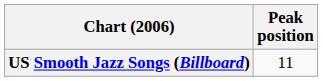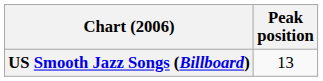(286, 62) 11 -> (286, 62) 13
